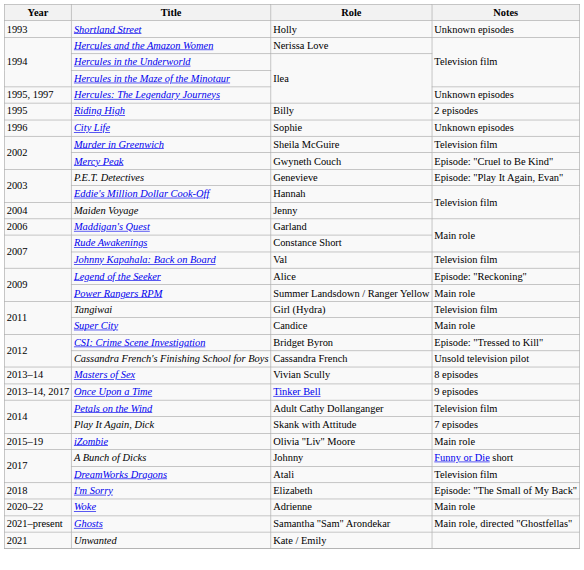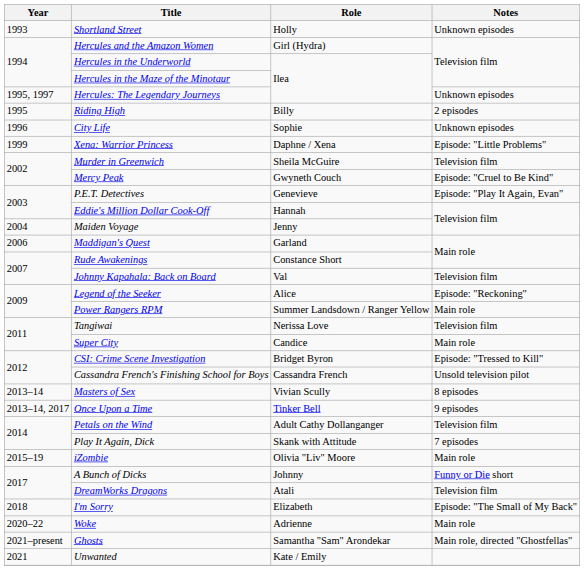(301, 45) Nerissa Love -> (299, 45) Girl (Hydra)
+ row: (123, 144)
(299, 309) Girl (Hydra) -> (301, 326) Nerissa Love
